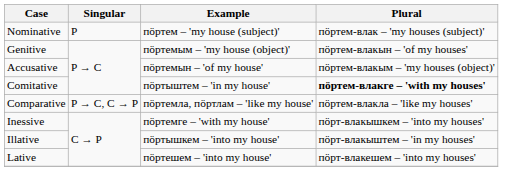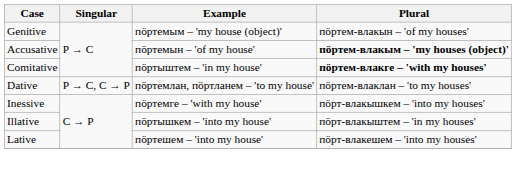- row: (34, 31)
(407, 67) normal -> (414, 49) bold
+ row: (22, 85)
- row: (36, 103)
